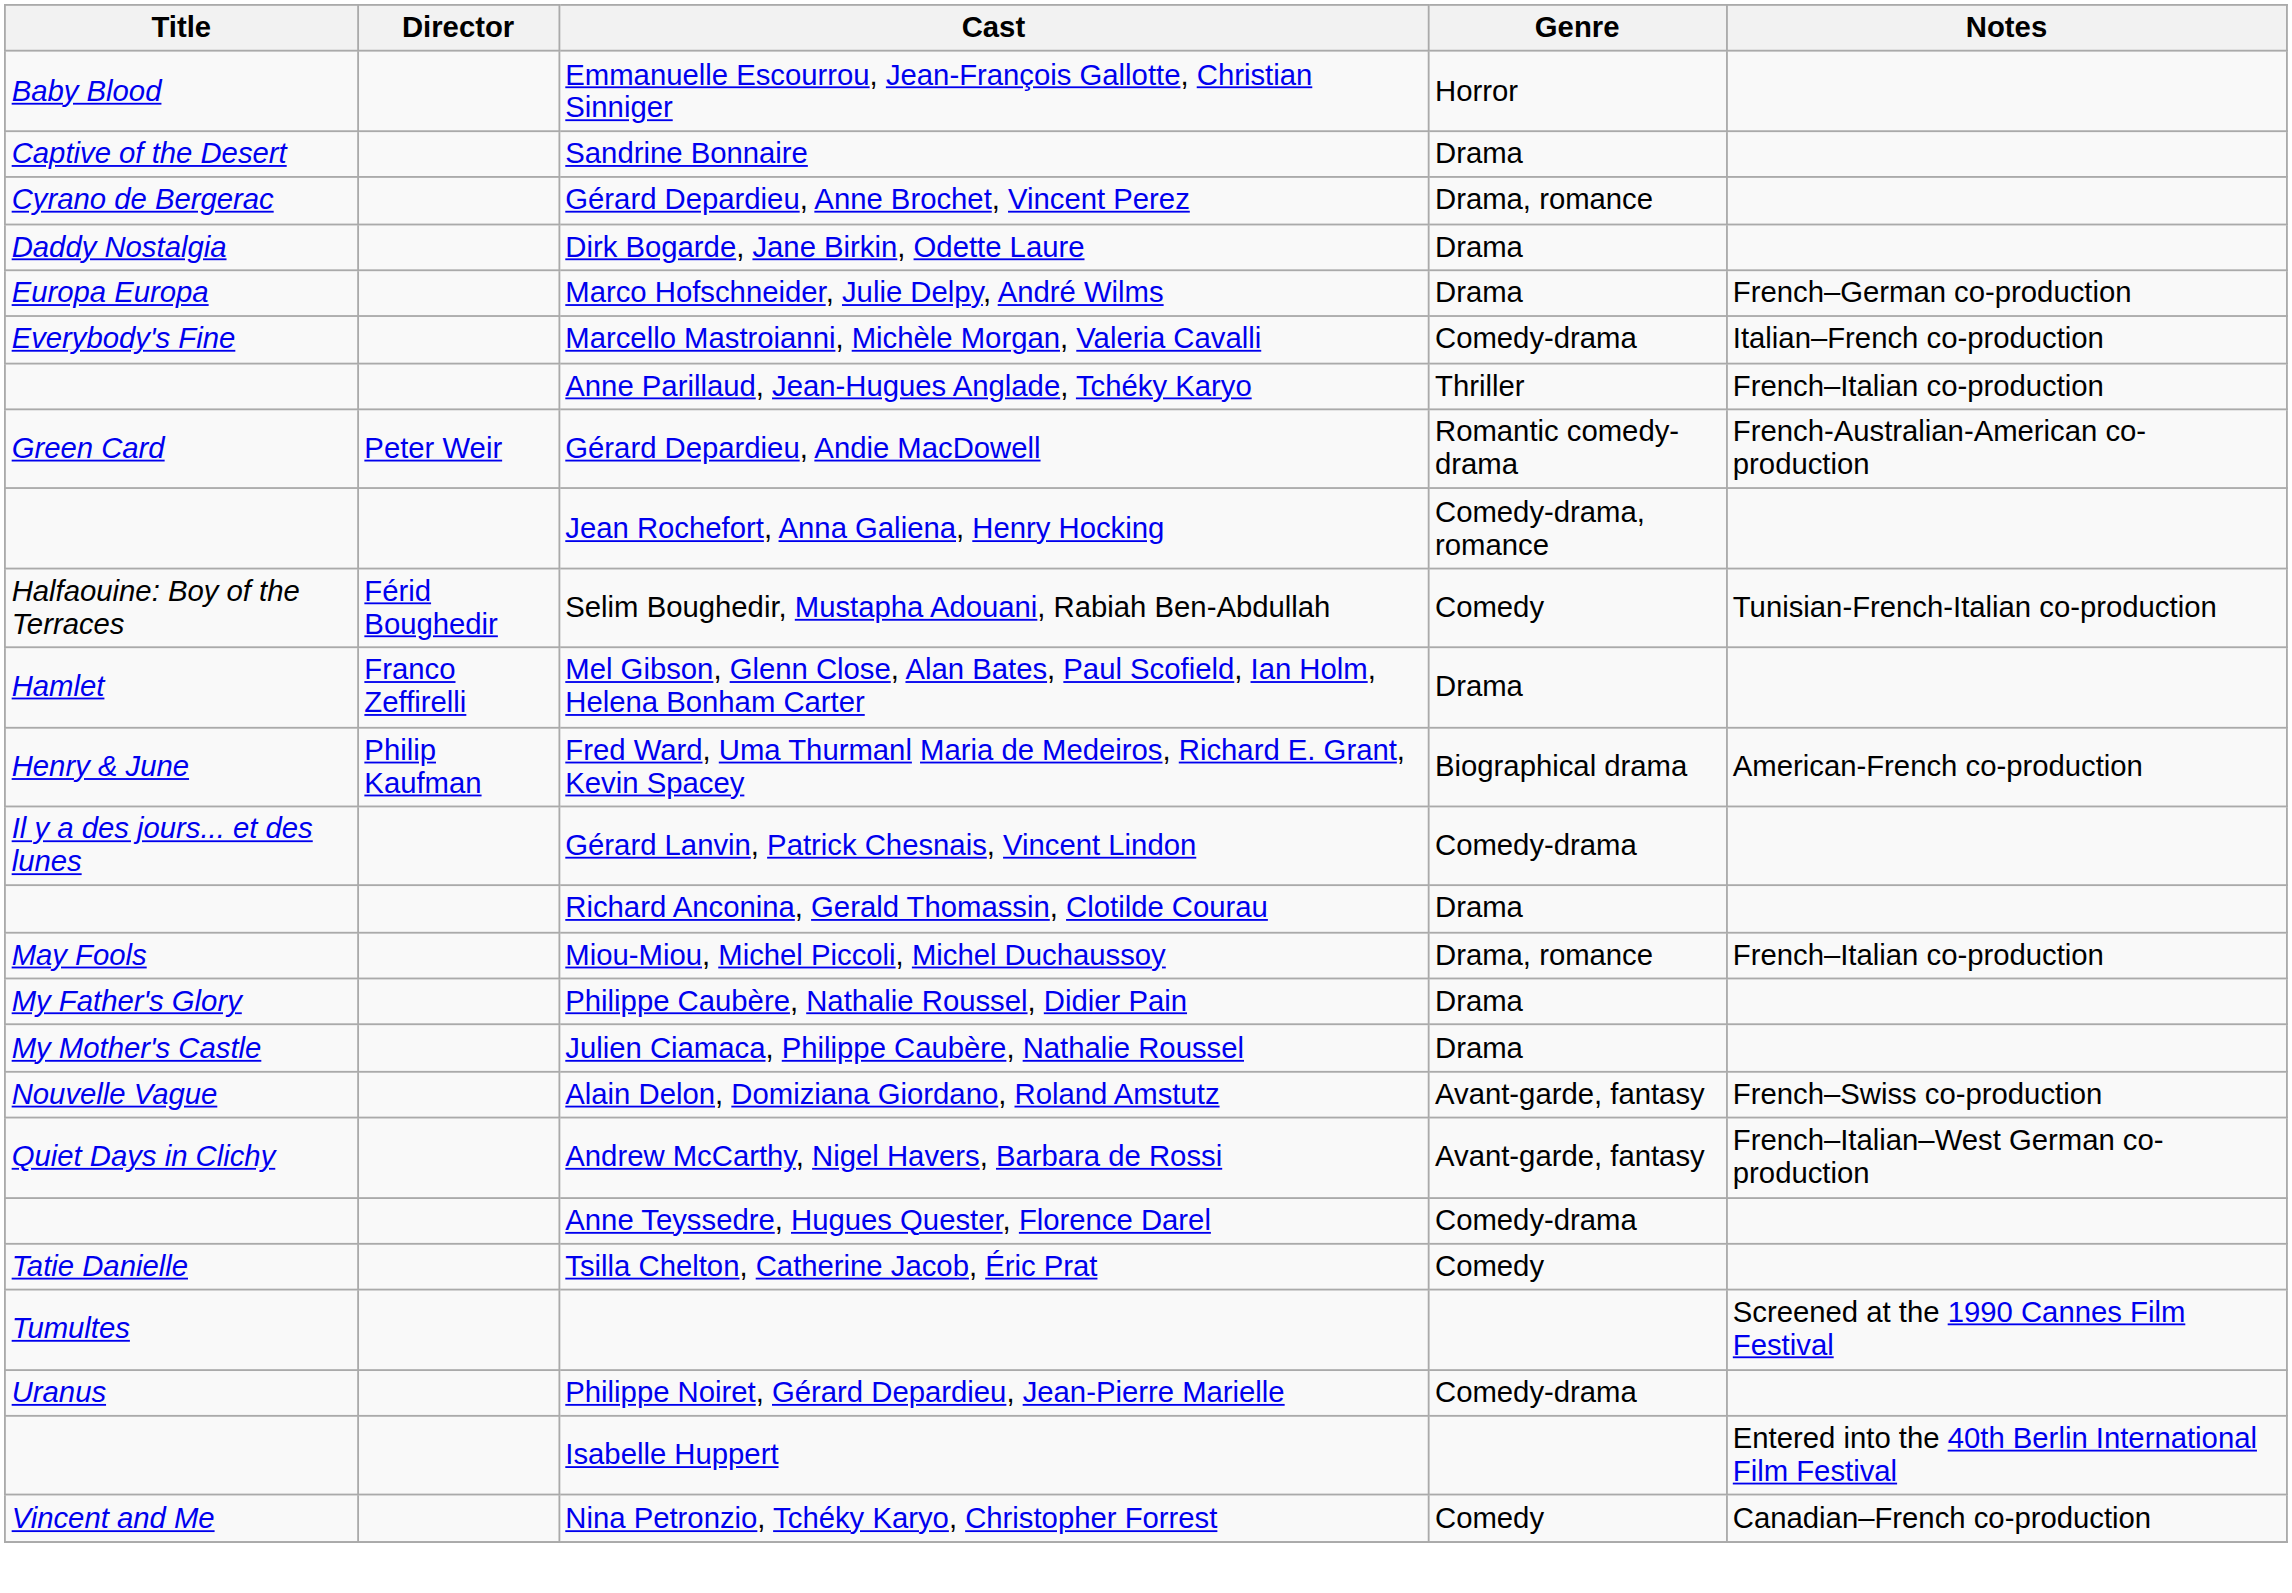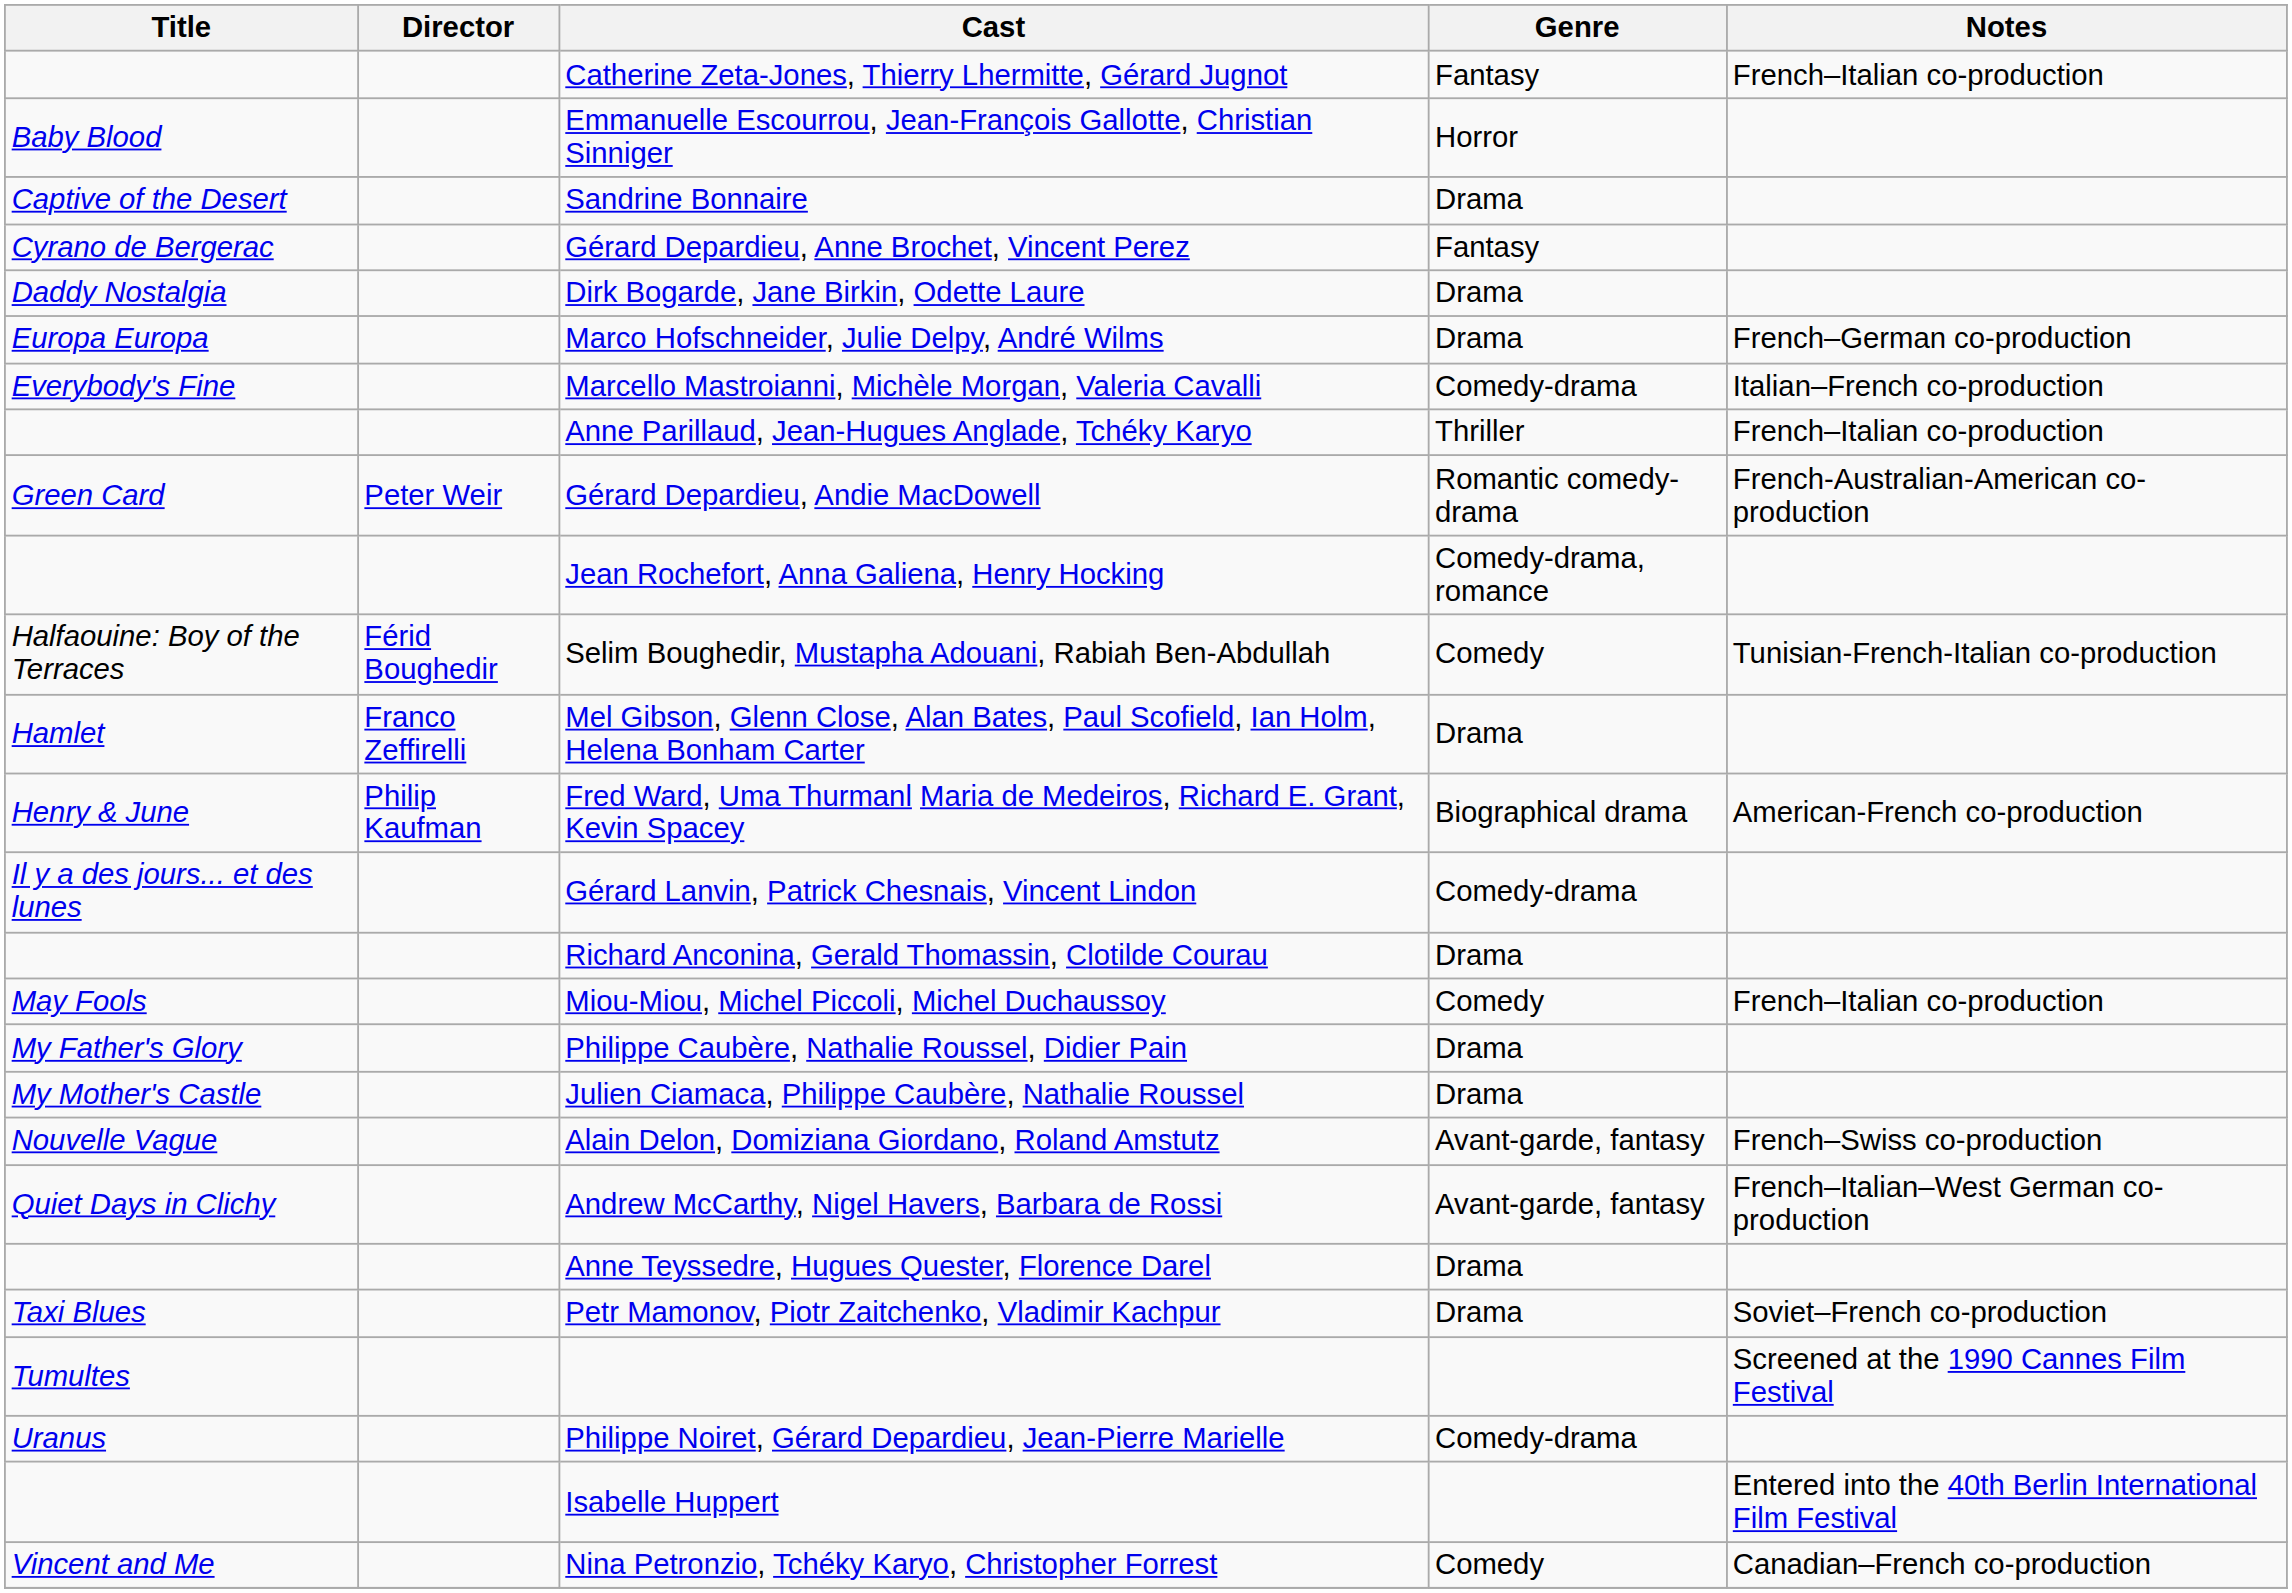+ row: (181, 75)
(1544, 199) Drama, romance -> (1487, 246) Fantasy
(1544, 954) Drama, romance -> (1490, 1001) Comedy
(1536, 1219) Comedy-drama -> (1479, 1266) Drama
- row: (100, 1266)
+ row: (79, 1312)
